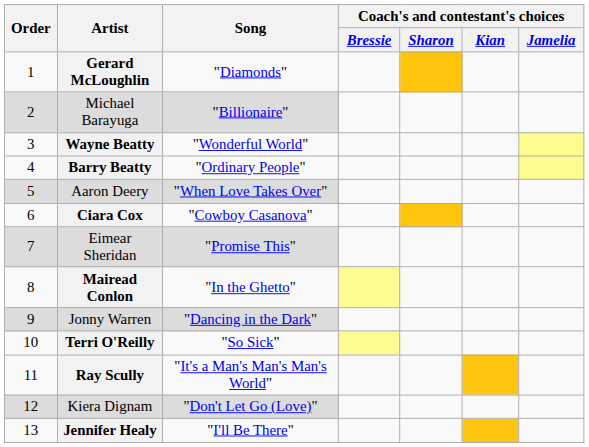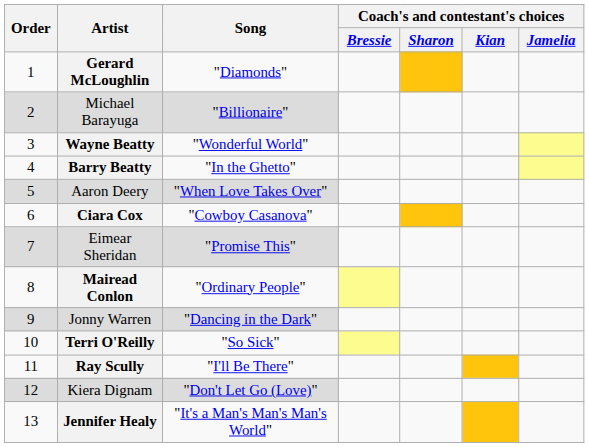(251, 167) "Ordinary People" -> (251, 167) "In the Ghetto"
(251, 287) "In the Ghetto" -> (251, 287) "Ordinary People"
(251, 374) "It's a Man's Man's Man's World" -> (251, 366) "I'll Be There"
(251, 430) "I'll Be There" -> (251, 422) "It's a Man's Man's Man's World"
